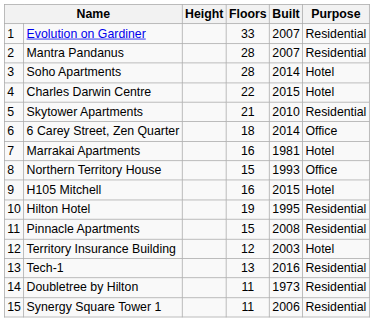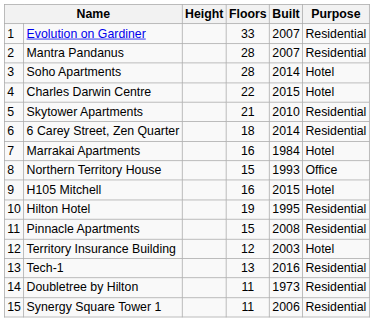(321, 131) Office -> (336, 131) Residential
(286, 151) 1981 -> (286, 151) 1984
